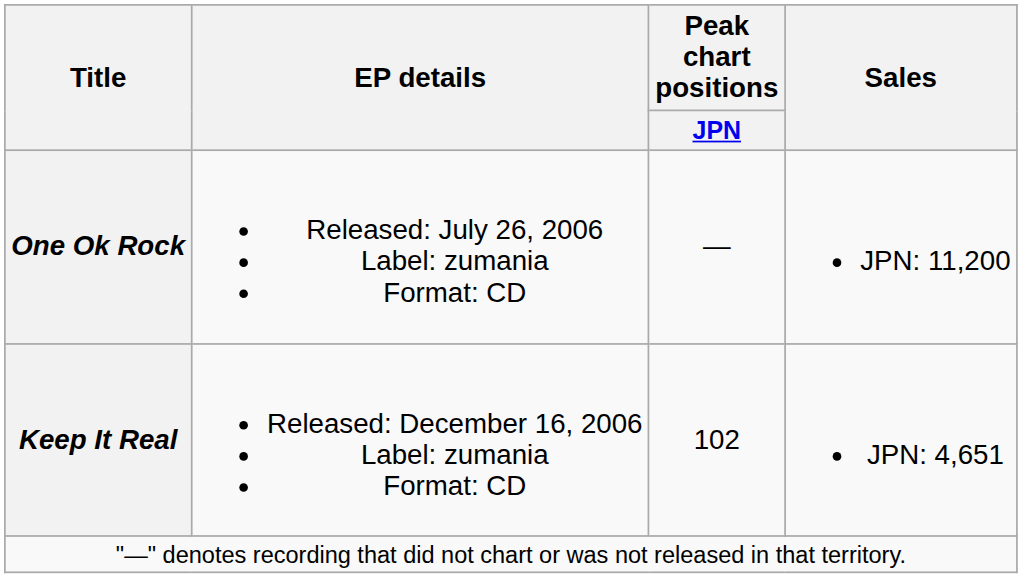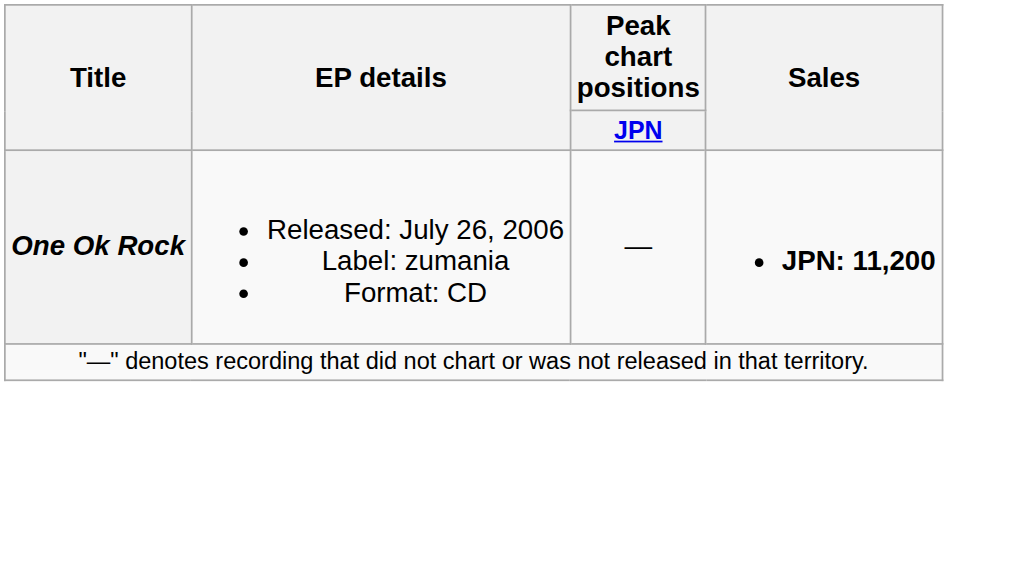(901, 262) normal -> (824, 262) bold
- row: (98, 439)
